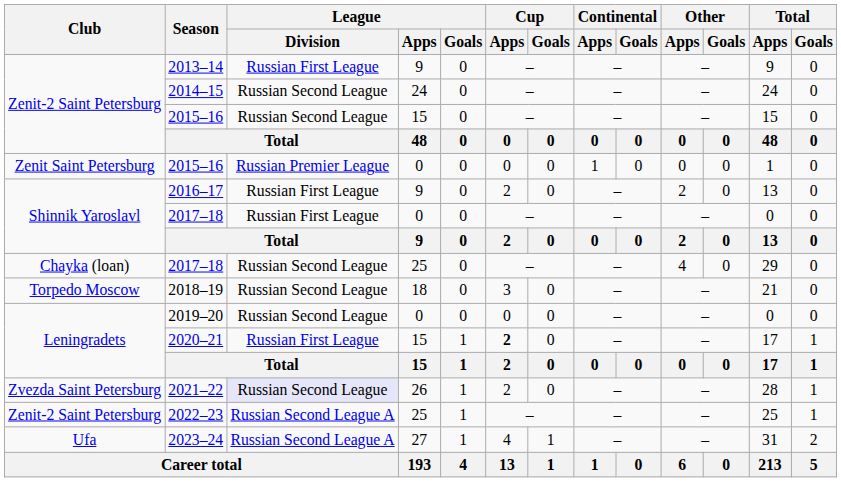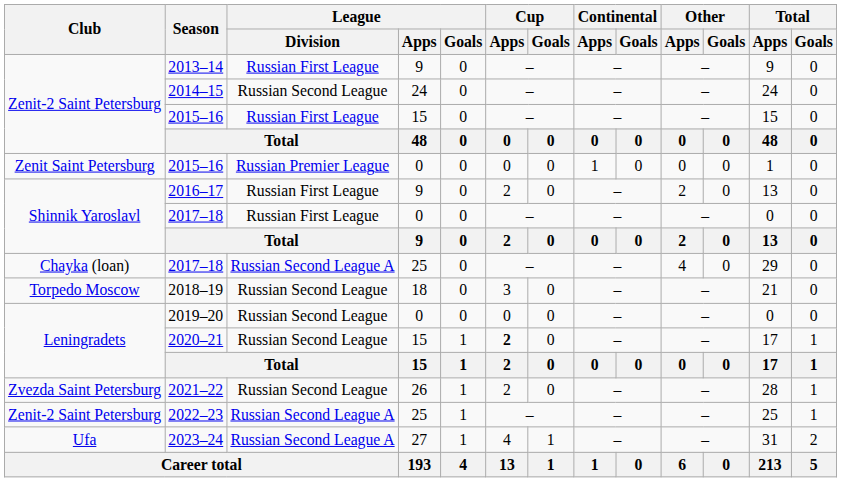(313, 116) Russian Second League -> (313, 116) Russian First League
(313, 265) Russian Second League -> (313, 265) Russian Second League A
(313, 340) Russian First League -> (313, 340) Russian Second League
(313, 389) lavender background -> (313, 389) no background
